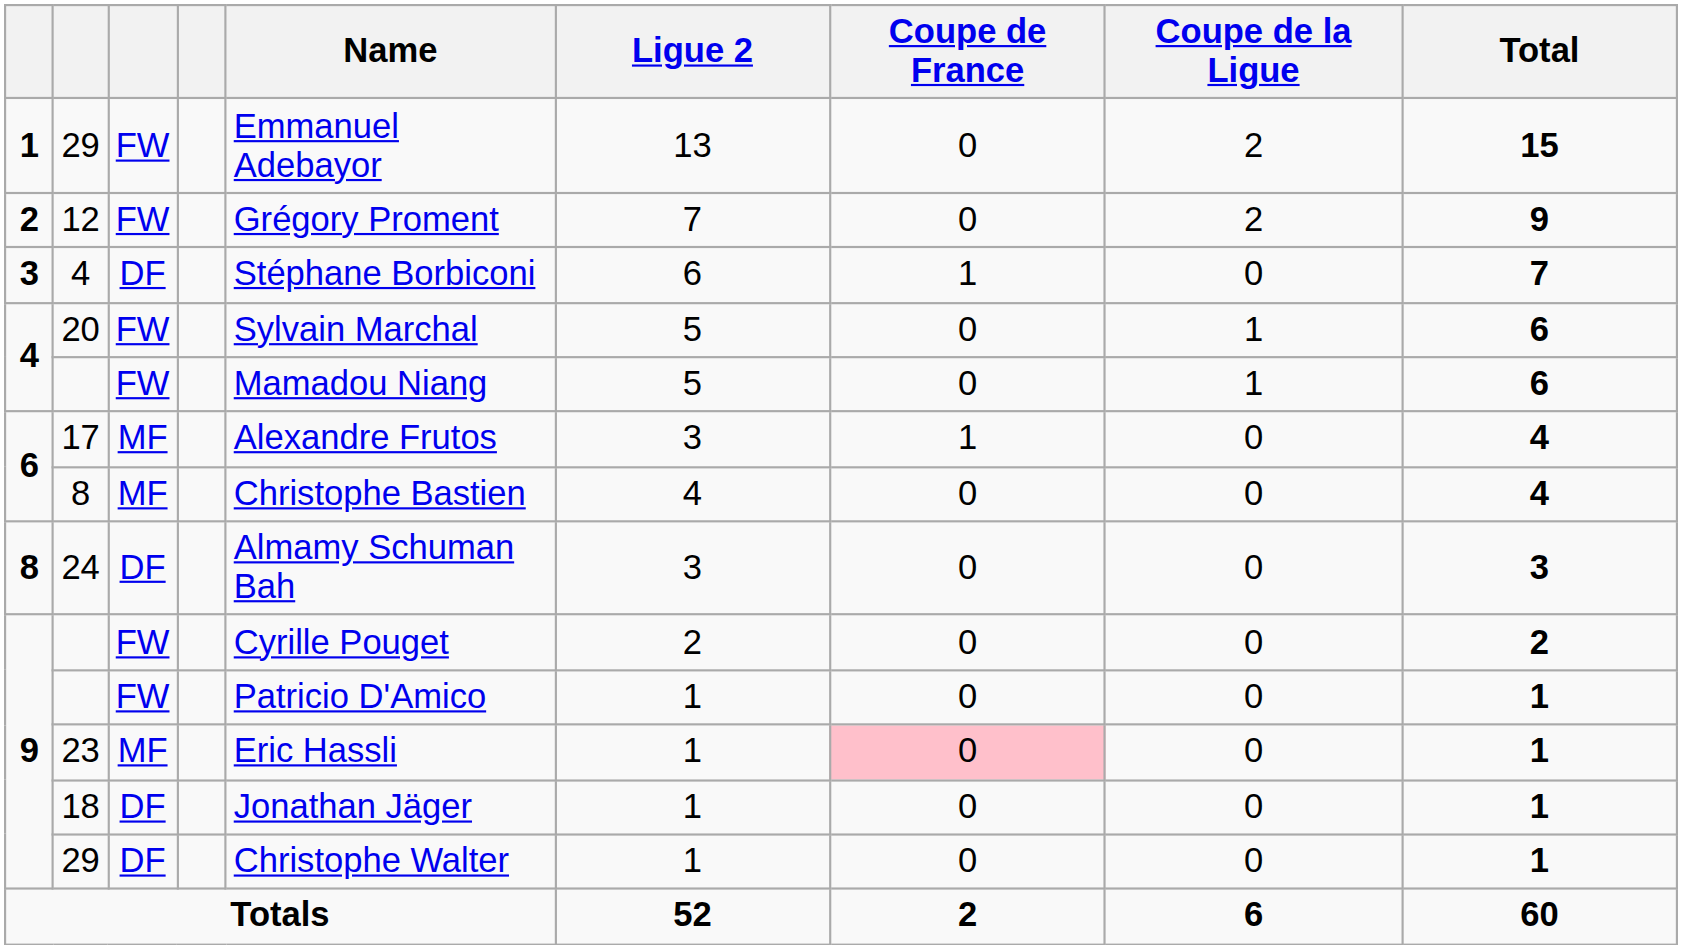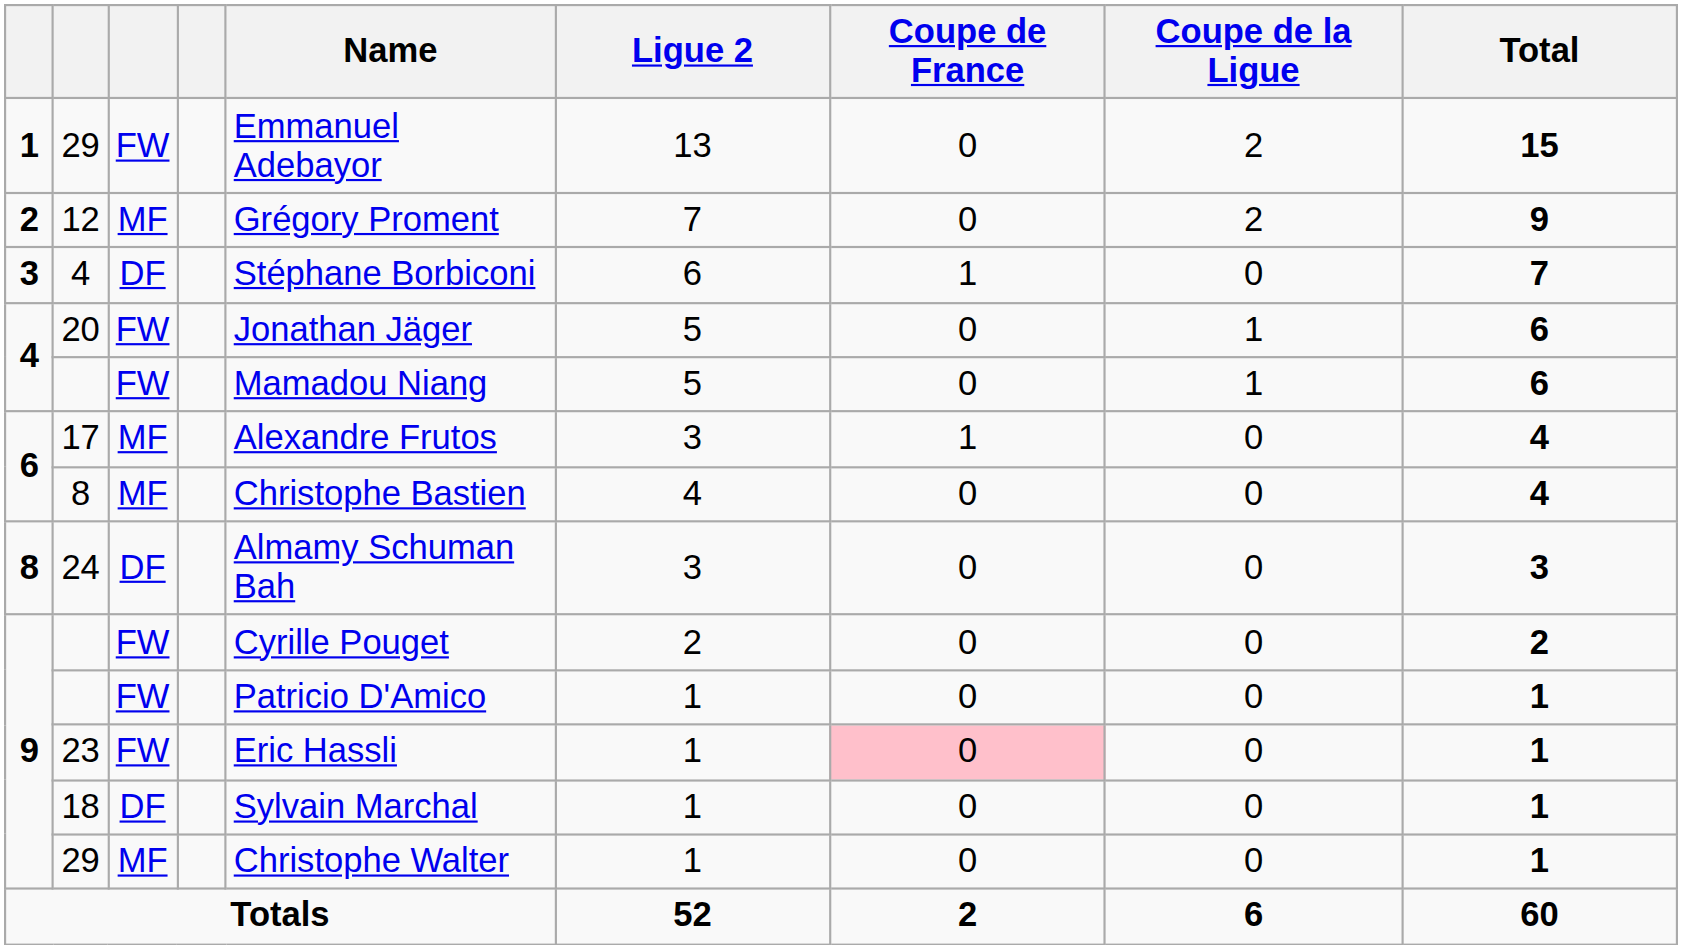(143, 219) FW -> (143, 219) MF
(356, 328) Sylvain Marchal -> (353, 328) Jonathan Jäger
(143, 751) MF -> (143, 751) FW
(353, 806) Jonathan Jäger -> (356, 806) Sylvain Marchal
(143, 861) DF -> (143, 861) MF
